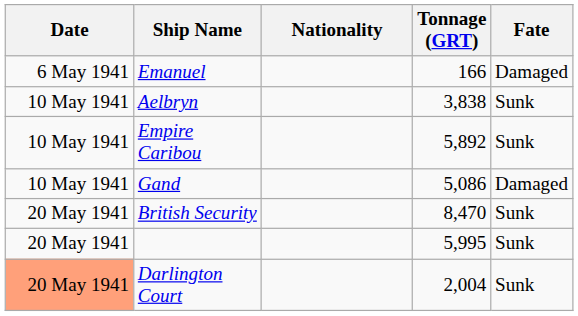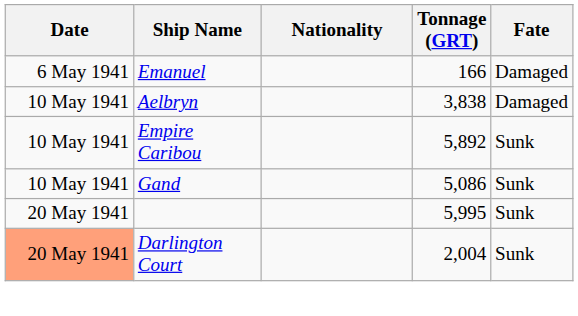(515, 101) Sunk -> (532, 101) Damaged
(532, 183) Damaged -> (515, 183) Sunk
- row: (197, 213)
